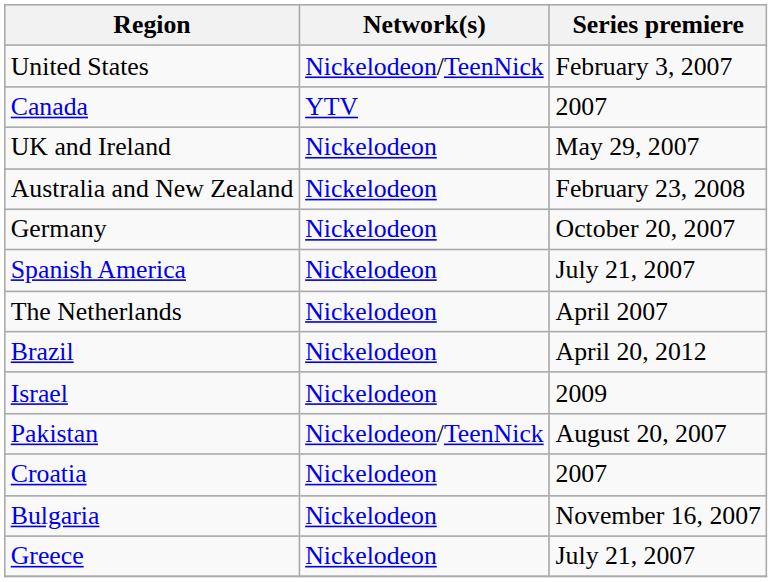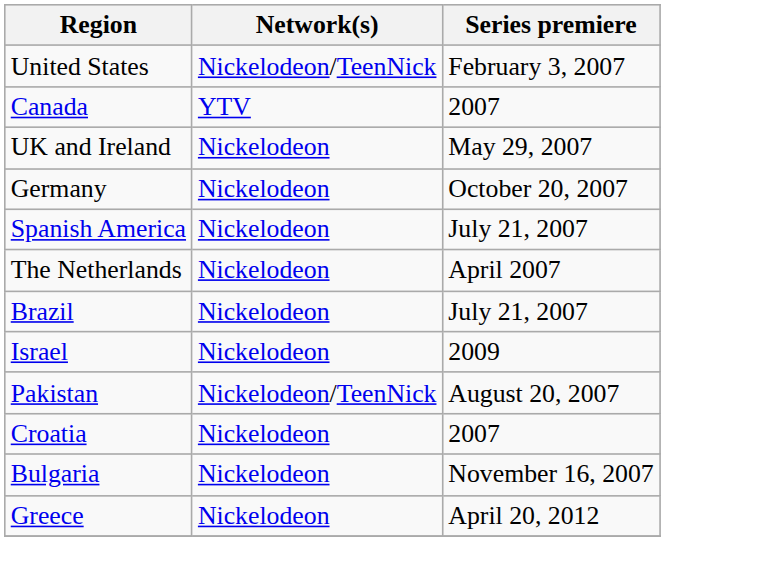- row: (152, 188)
(631, 351) April 20, 2012 -> (518, 310) July 21, 2007
(625, 556) July 21, 2007 -> (524, 515) April 20, 2012
